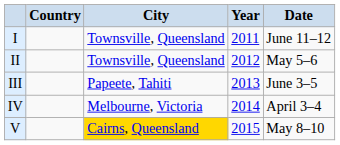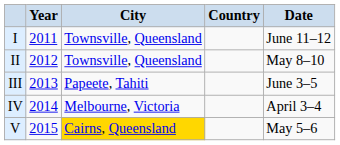columns swapped: (246, 15) <-> (55, 15)
(292, 60) May 5–6 -> (295, 60) May 8–10
(295, 128) May 8–10 -> (292, 128) May 5–6
